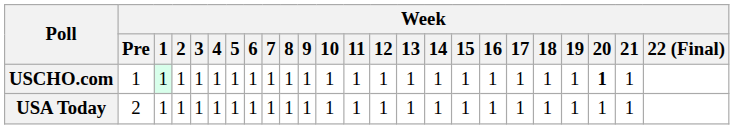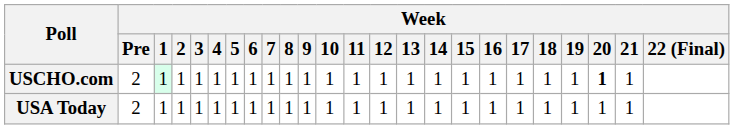(136, 78) 1 -> (136, 78) 2
